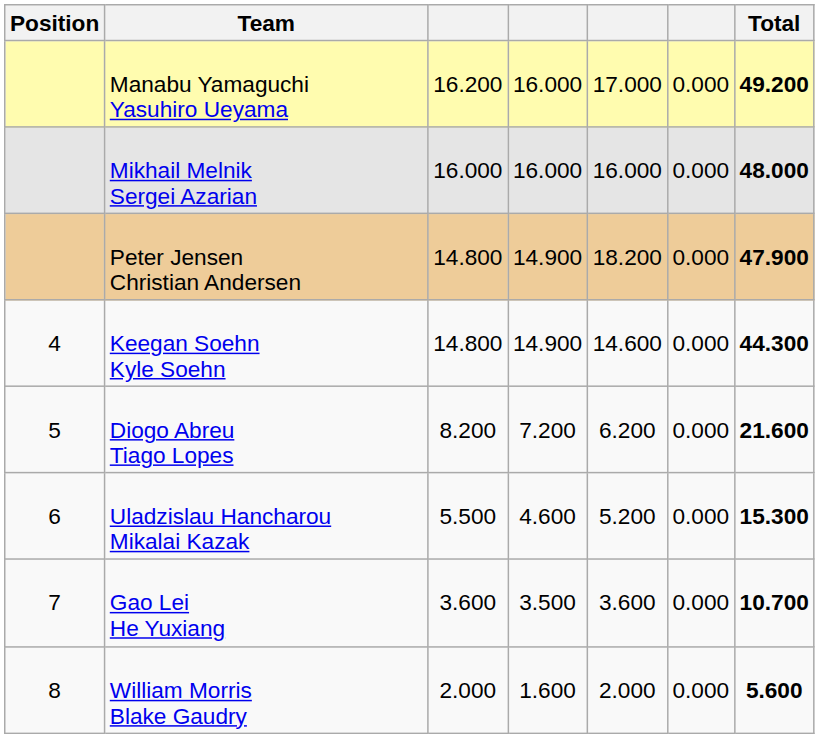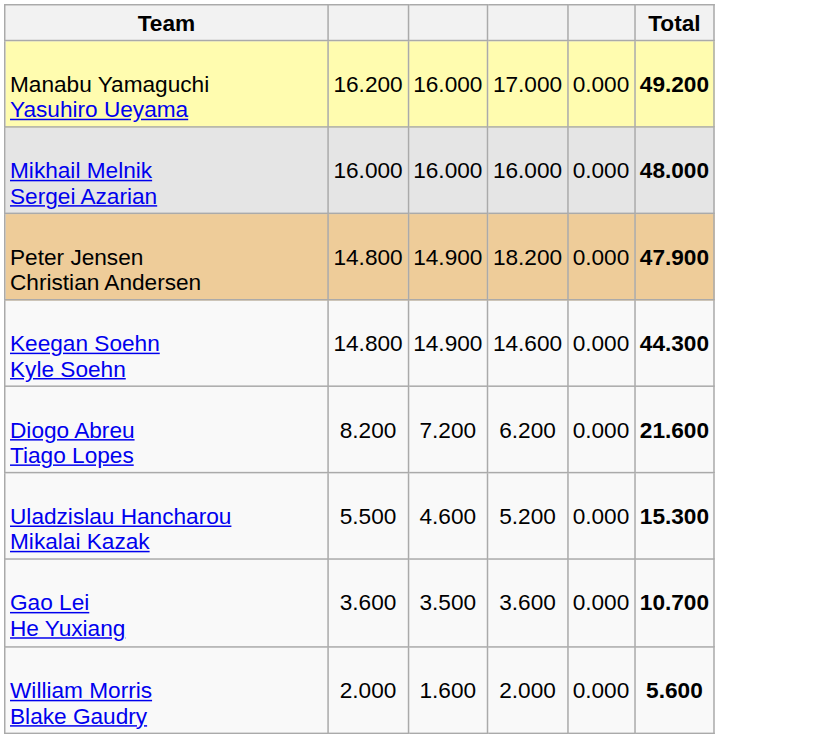- column: (55, 23)
